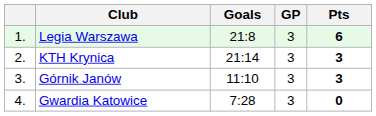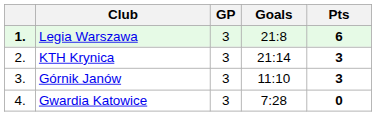columns swapped: (291, 15) <-> (243, 15)
(20, 36) normal -> (20, 36) bold
